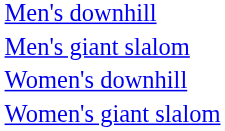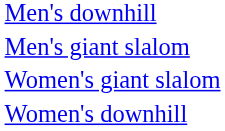rows swapped: (96, 80) <-> (113, 114)
